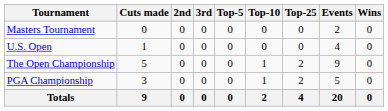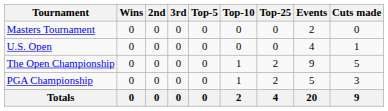columns swapped: (369, 13) <-> (144, 13)
